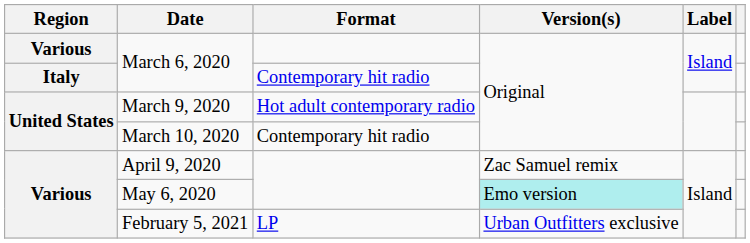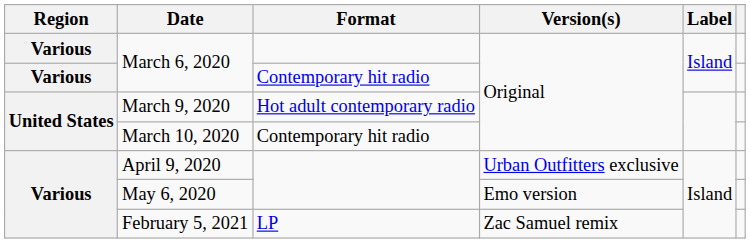(61, 77) Italy -> (61, 77) Various
(551, 164) Zac Samuel remix -> (581, 164) Urban Outfitters exclusive
(530, 194) paleturquoise background -> (530, 194) no background
(581, 223) Urban Outfitters exclusive -> (551, 223) Zac Samuel remix
